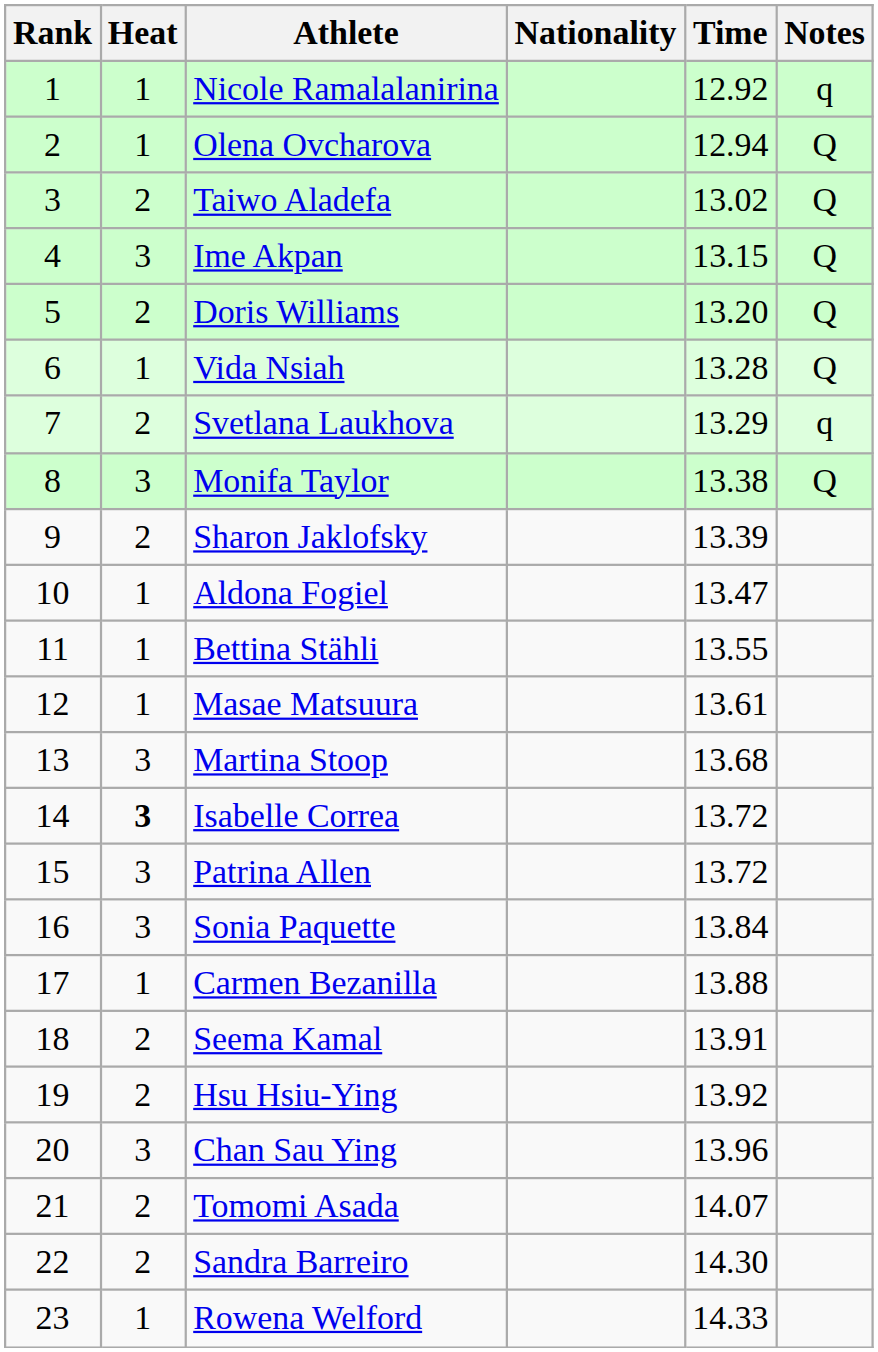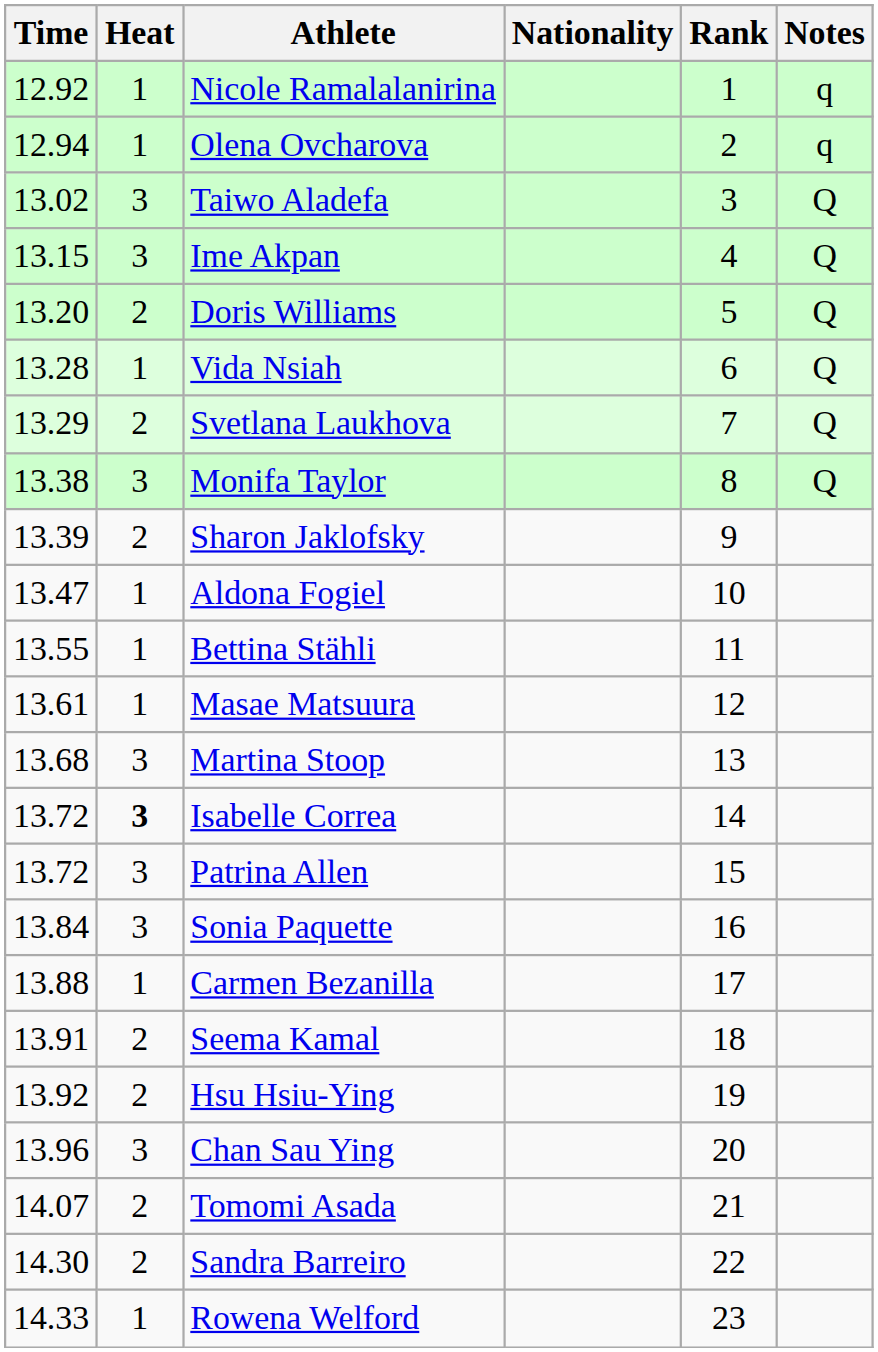columns swapped: (53, 32) <-> (730, 32)
(825, 144) Q -> (825, 144) q
(143, 200) 2 -> (140, 200) 3
(825, 423) q -> (825, 423) Q
